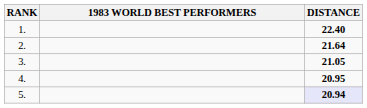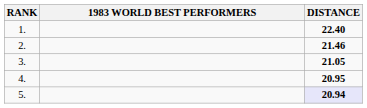(333, 45) 21.64 -> (333, 45) 21.46
